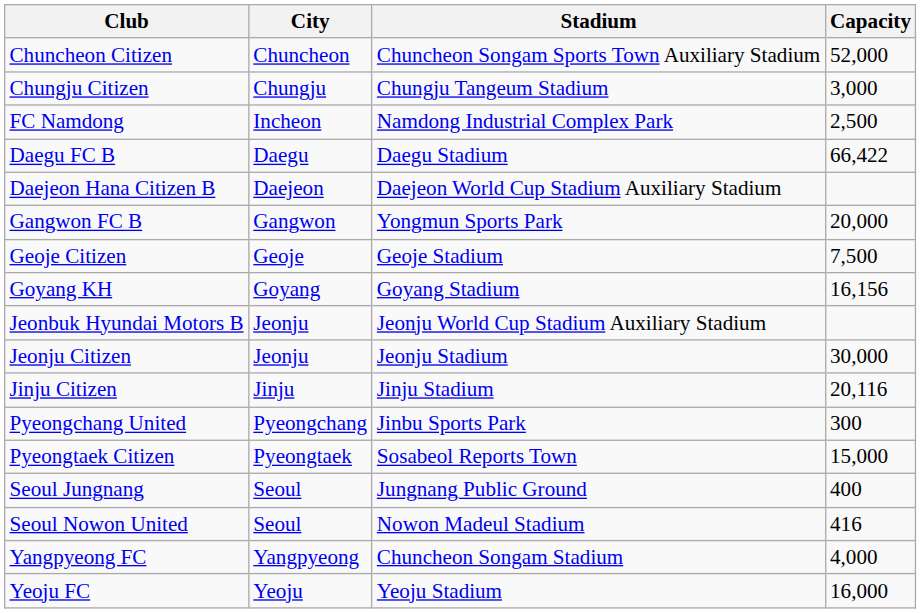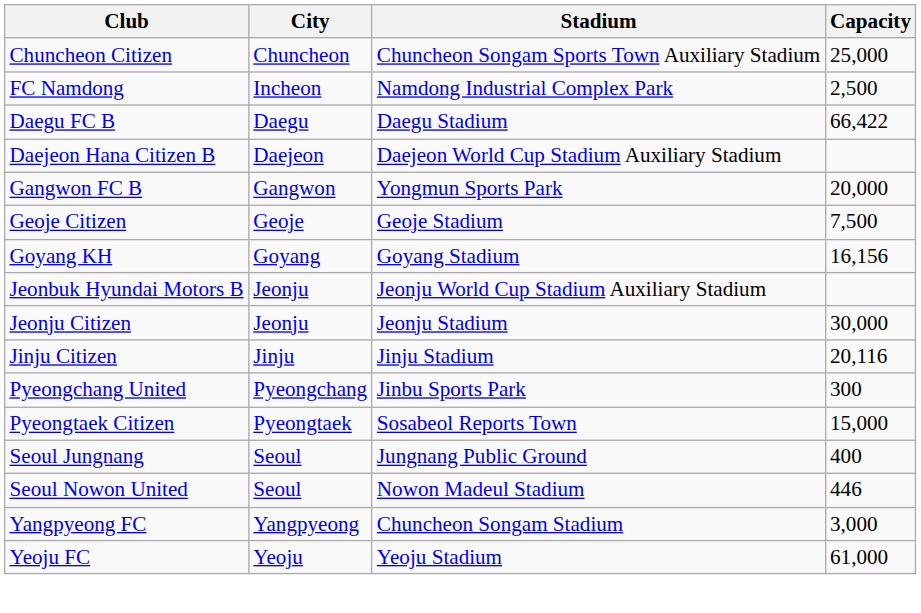(859, 54) 52,000 -> (859, 54) 25,000
- row: (79, 88)
(846, 523) 416 -> (846, 490) 446
(854, 557) 4,000 -> (854, 523) 3,000
(859, 590) 16,000 -> (859, 557) 61,000
